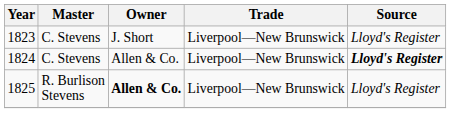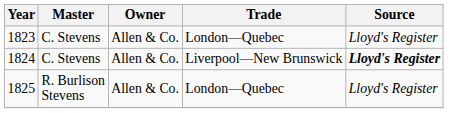(132, 37) J. Short -> (145, 37) Allen & Co.
(266, 37) Liverpool—New Brunswick -> (235, 37) London—Quebec
(146, 88) bold -> (145, 88) normal
(266, 88) Liverpool—New Brunswick -> (235, 88) London—Quebec
